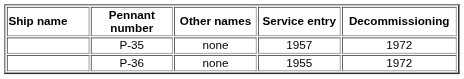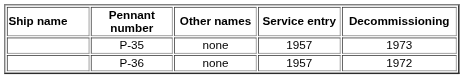(399, 45) 1972 -> (399, 45) 1973
(299, 63) 1955 -> (299, 63) 1957
